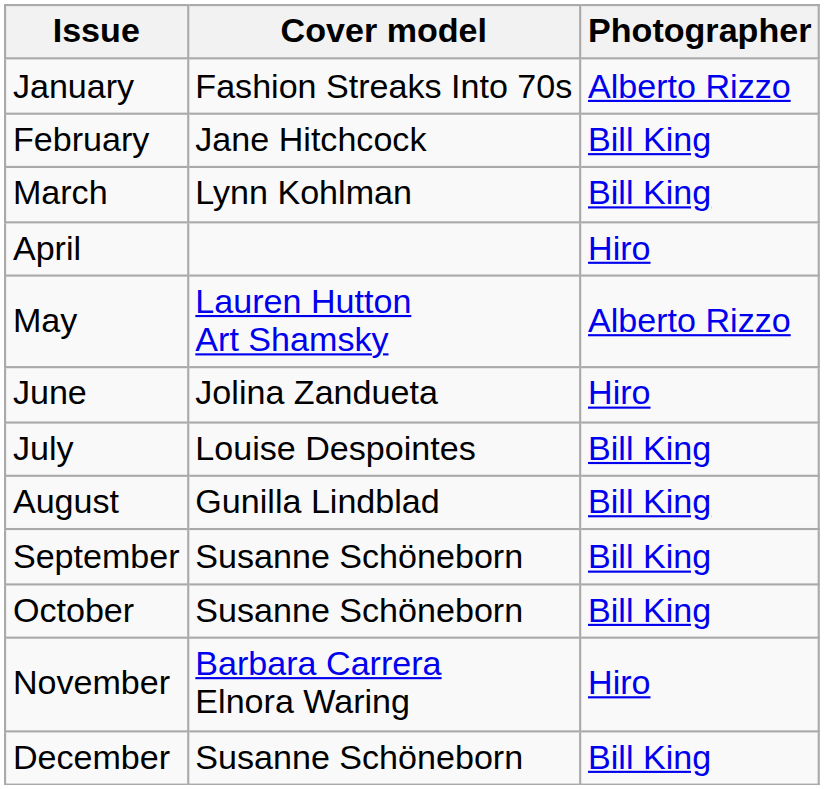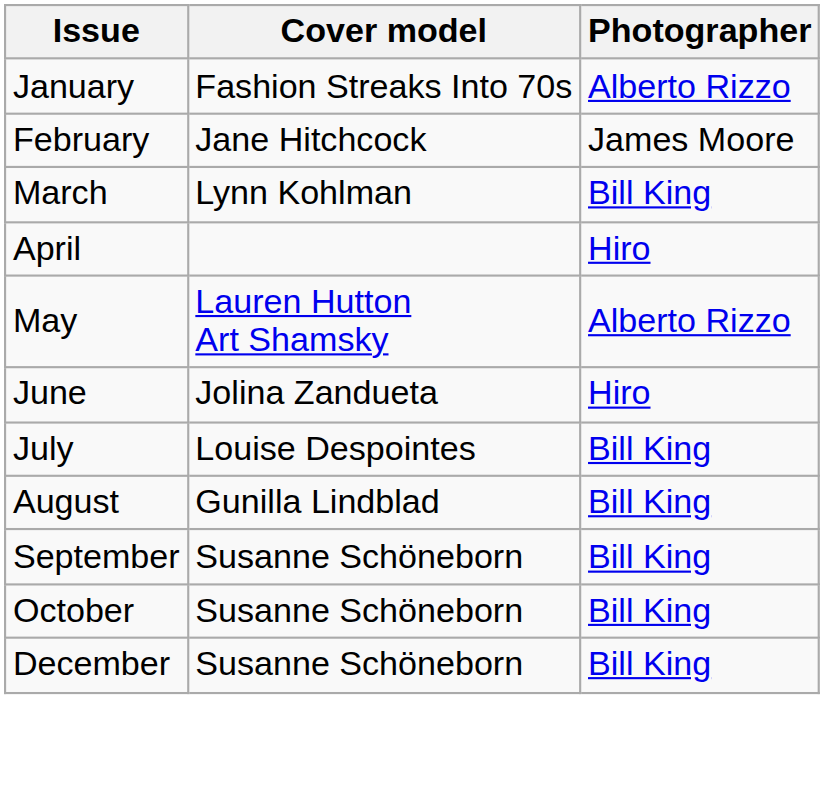(650, 139) Bill King -> (691, 139) James Moore
- row: (92, 683)
